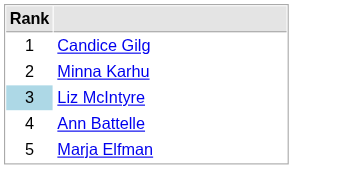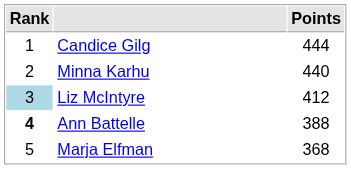+ column: (316, 19)
(30, 124) normal -> (30, 124) bold
